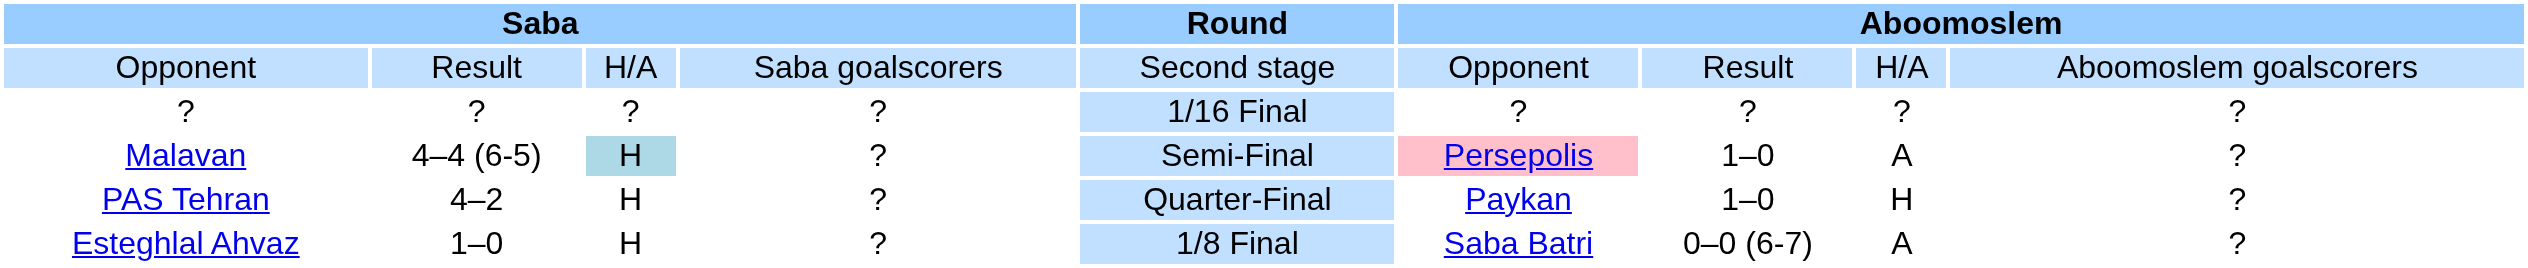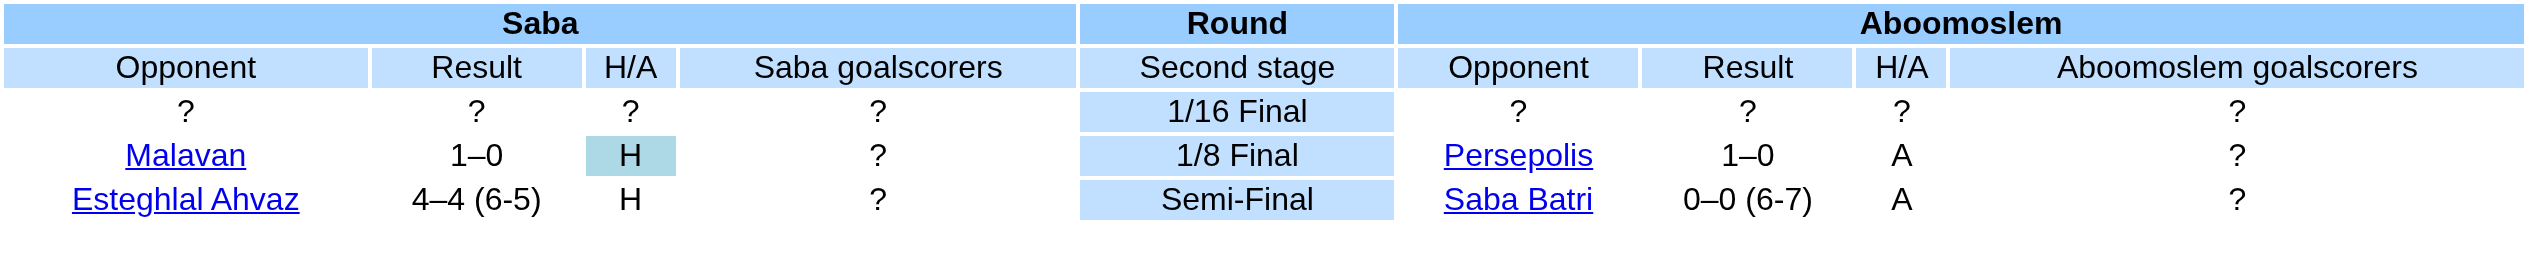(477, 155) 4–4 (6-5) -> (477, 155) 1–0
(1237, 155) Semi-Final -> (1237, 155) 1/8 Final
(1519, 155) pink background -> (1519, 155) no background
- row: (186, 199)
(477, 243) 1–0 -> (477, 199) 4–4 (6-5)
(1237, 243) 1/8 Final -> (1237, 199) Semi-Final
